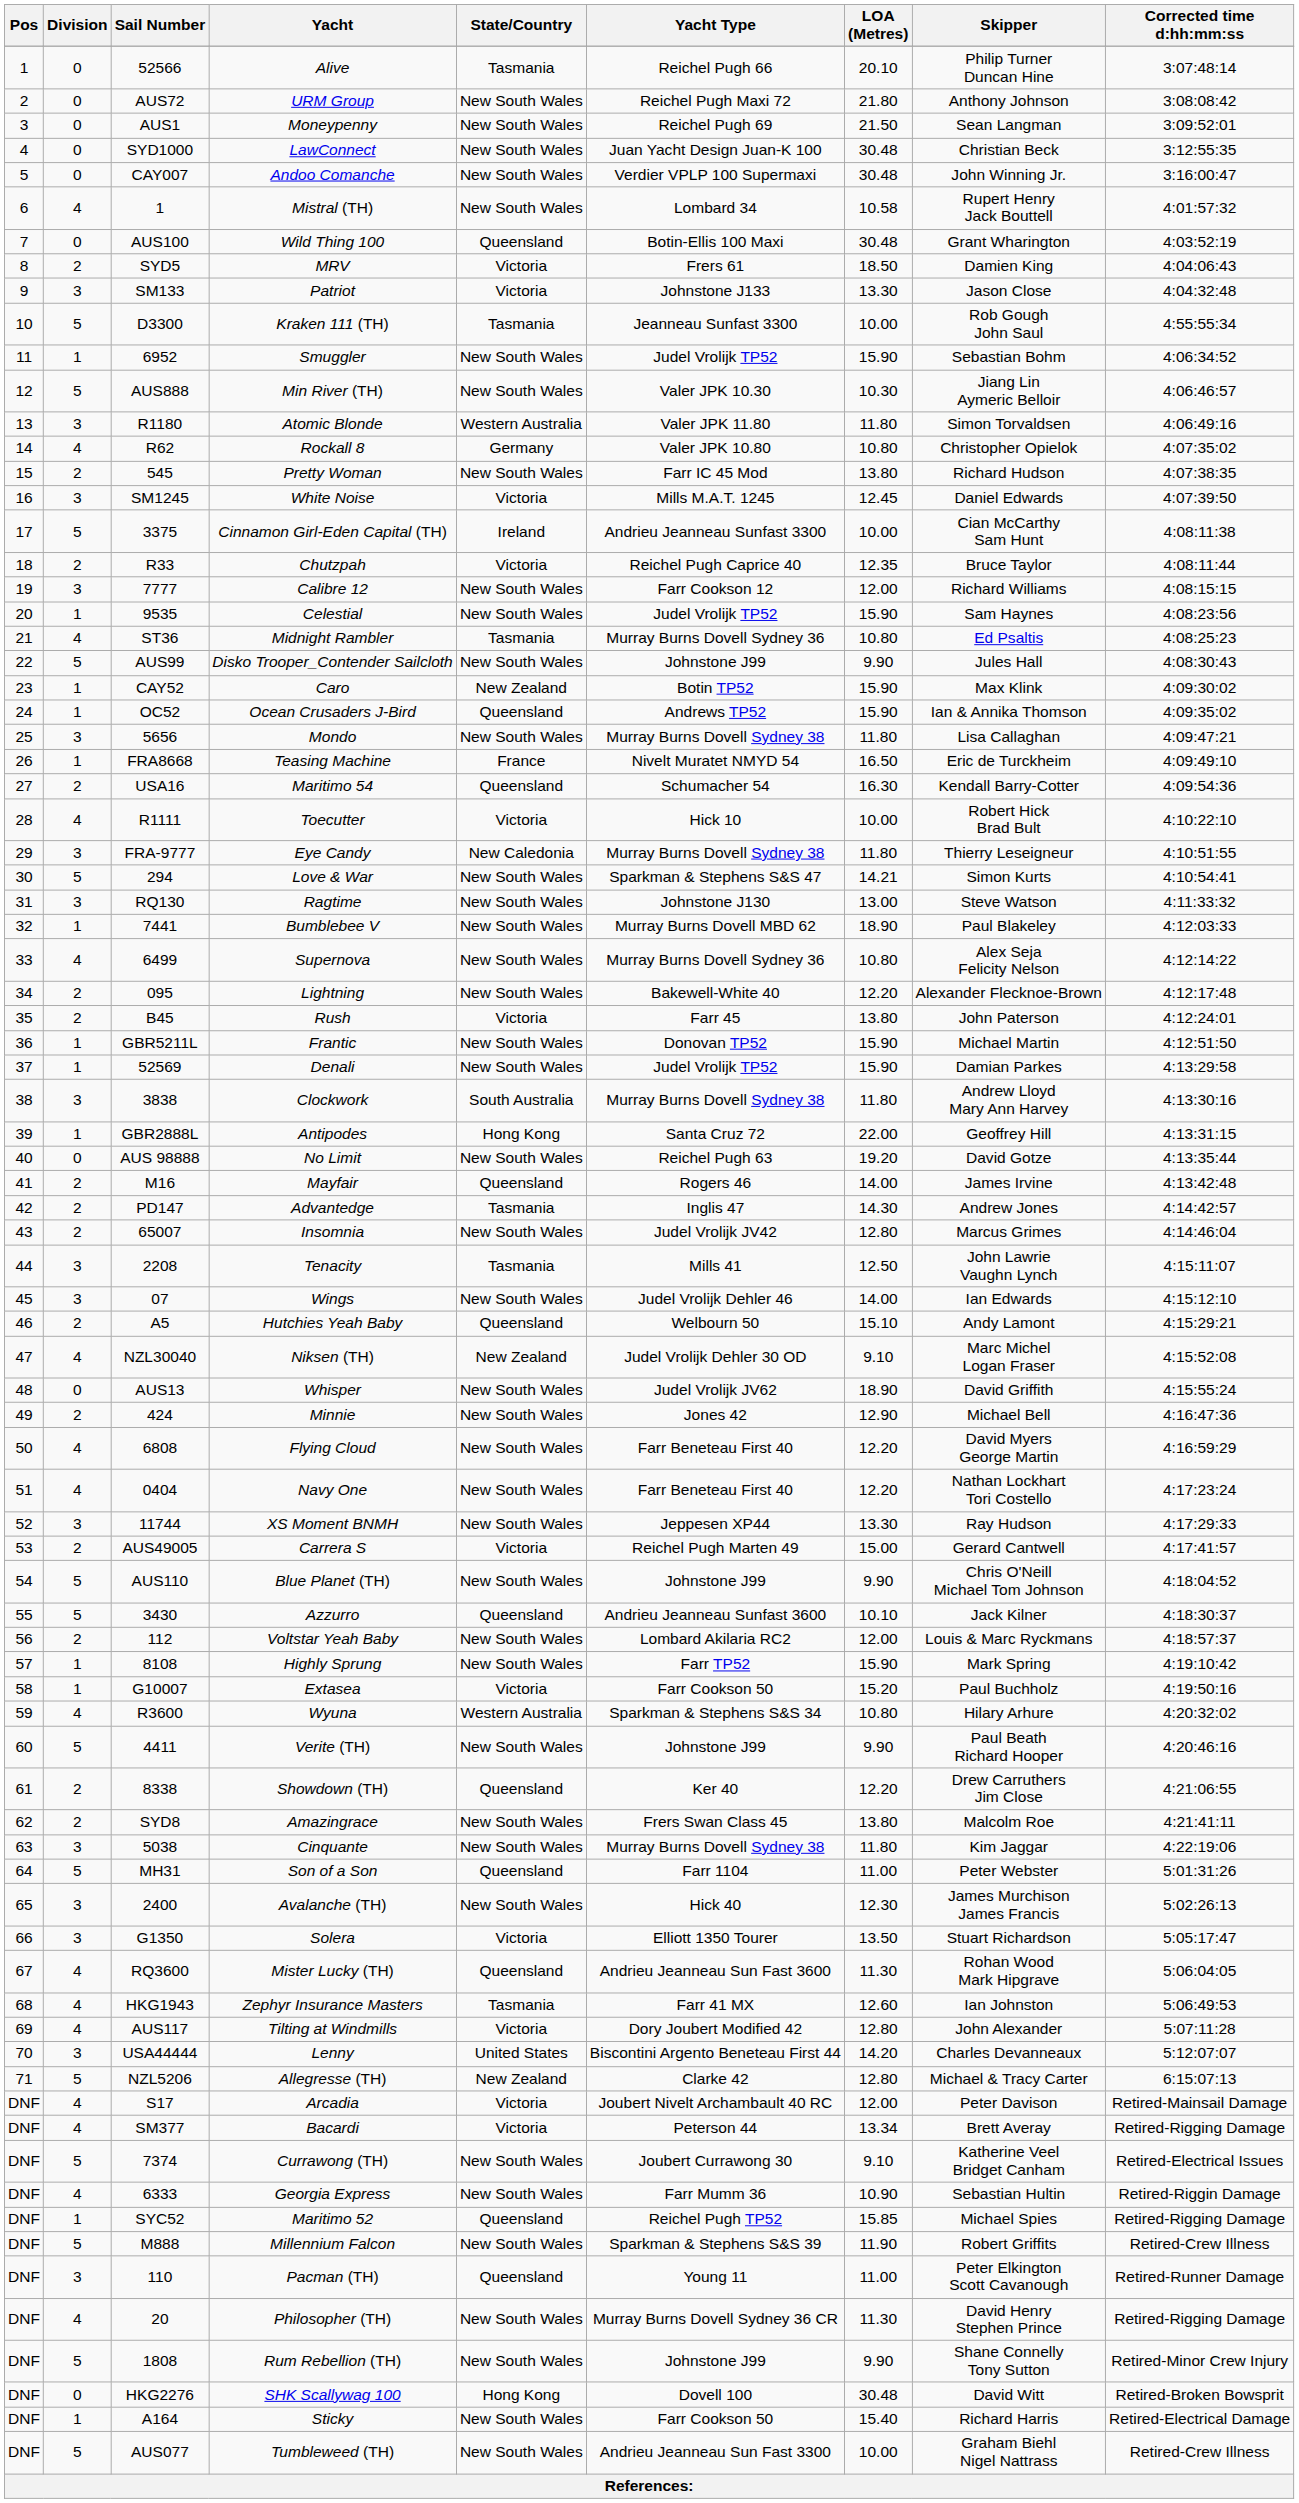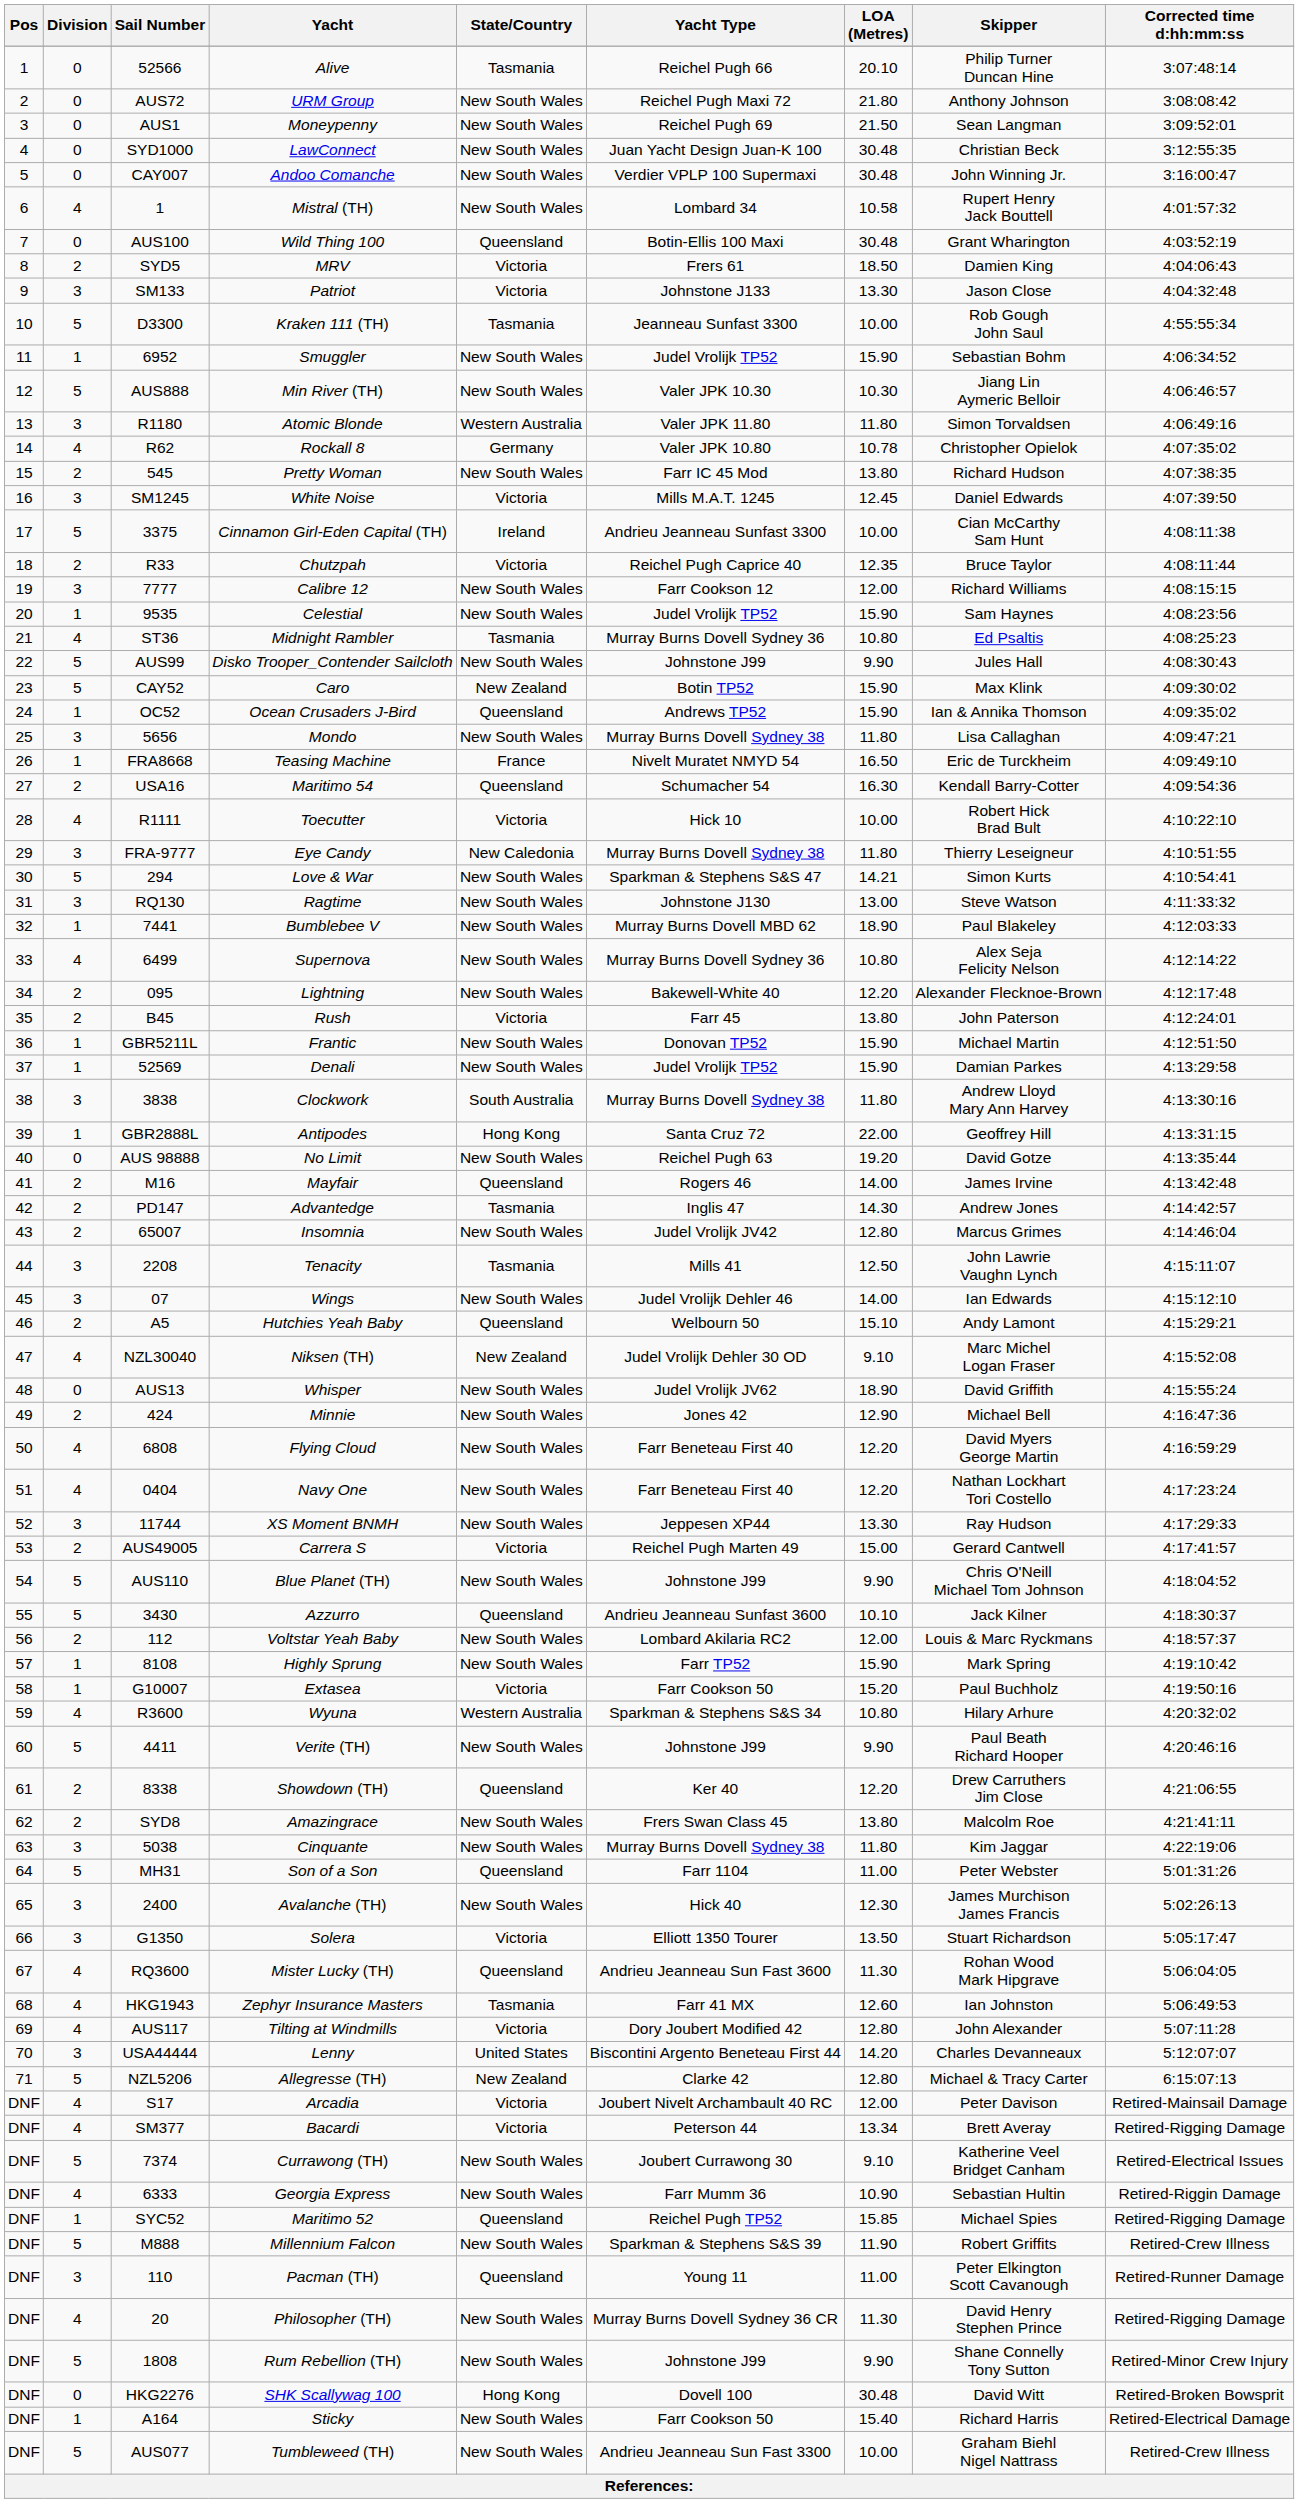(878, 448) 10.80 -> (878, 448) 10.78
(77, 687) 1 -> (77, 687) 5
